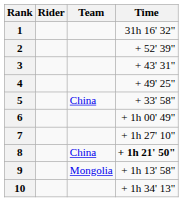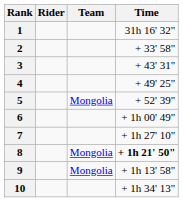(155, 48) + 52' 39" -> (155, 48) + 33' 58"
(83, 100) China -> (91, 100) Mongolia
(155, 100) + 33' 58" -> (155, 100) + 52' 39"
(83, 153) China -> (91, 153) Mongolia
